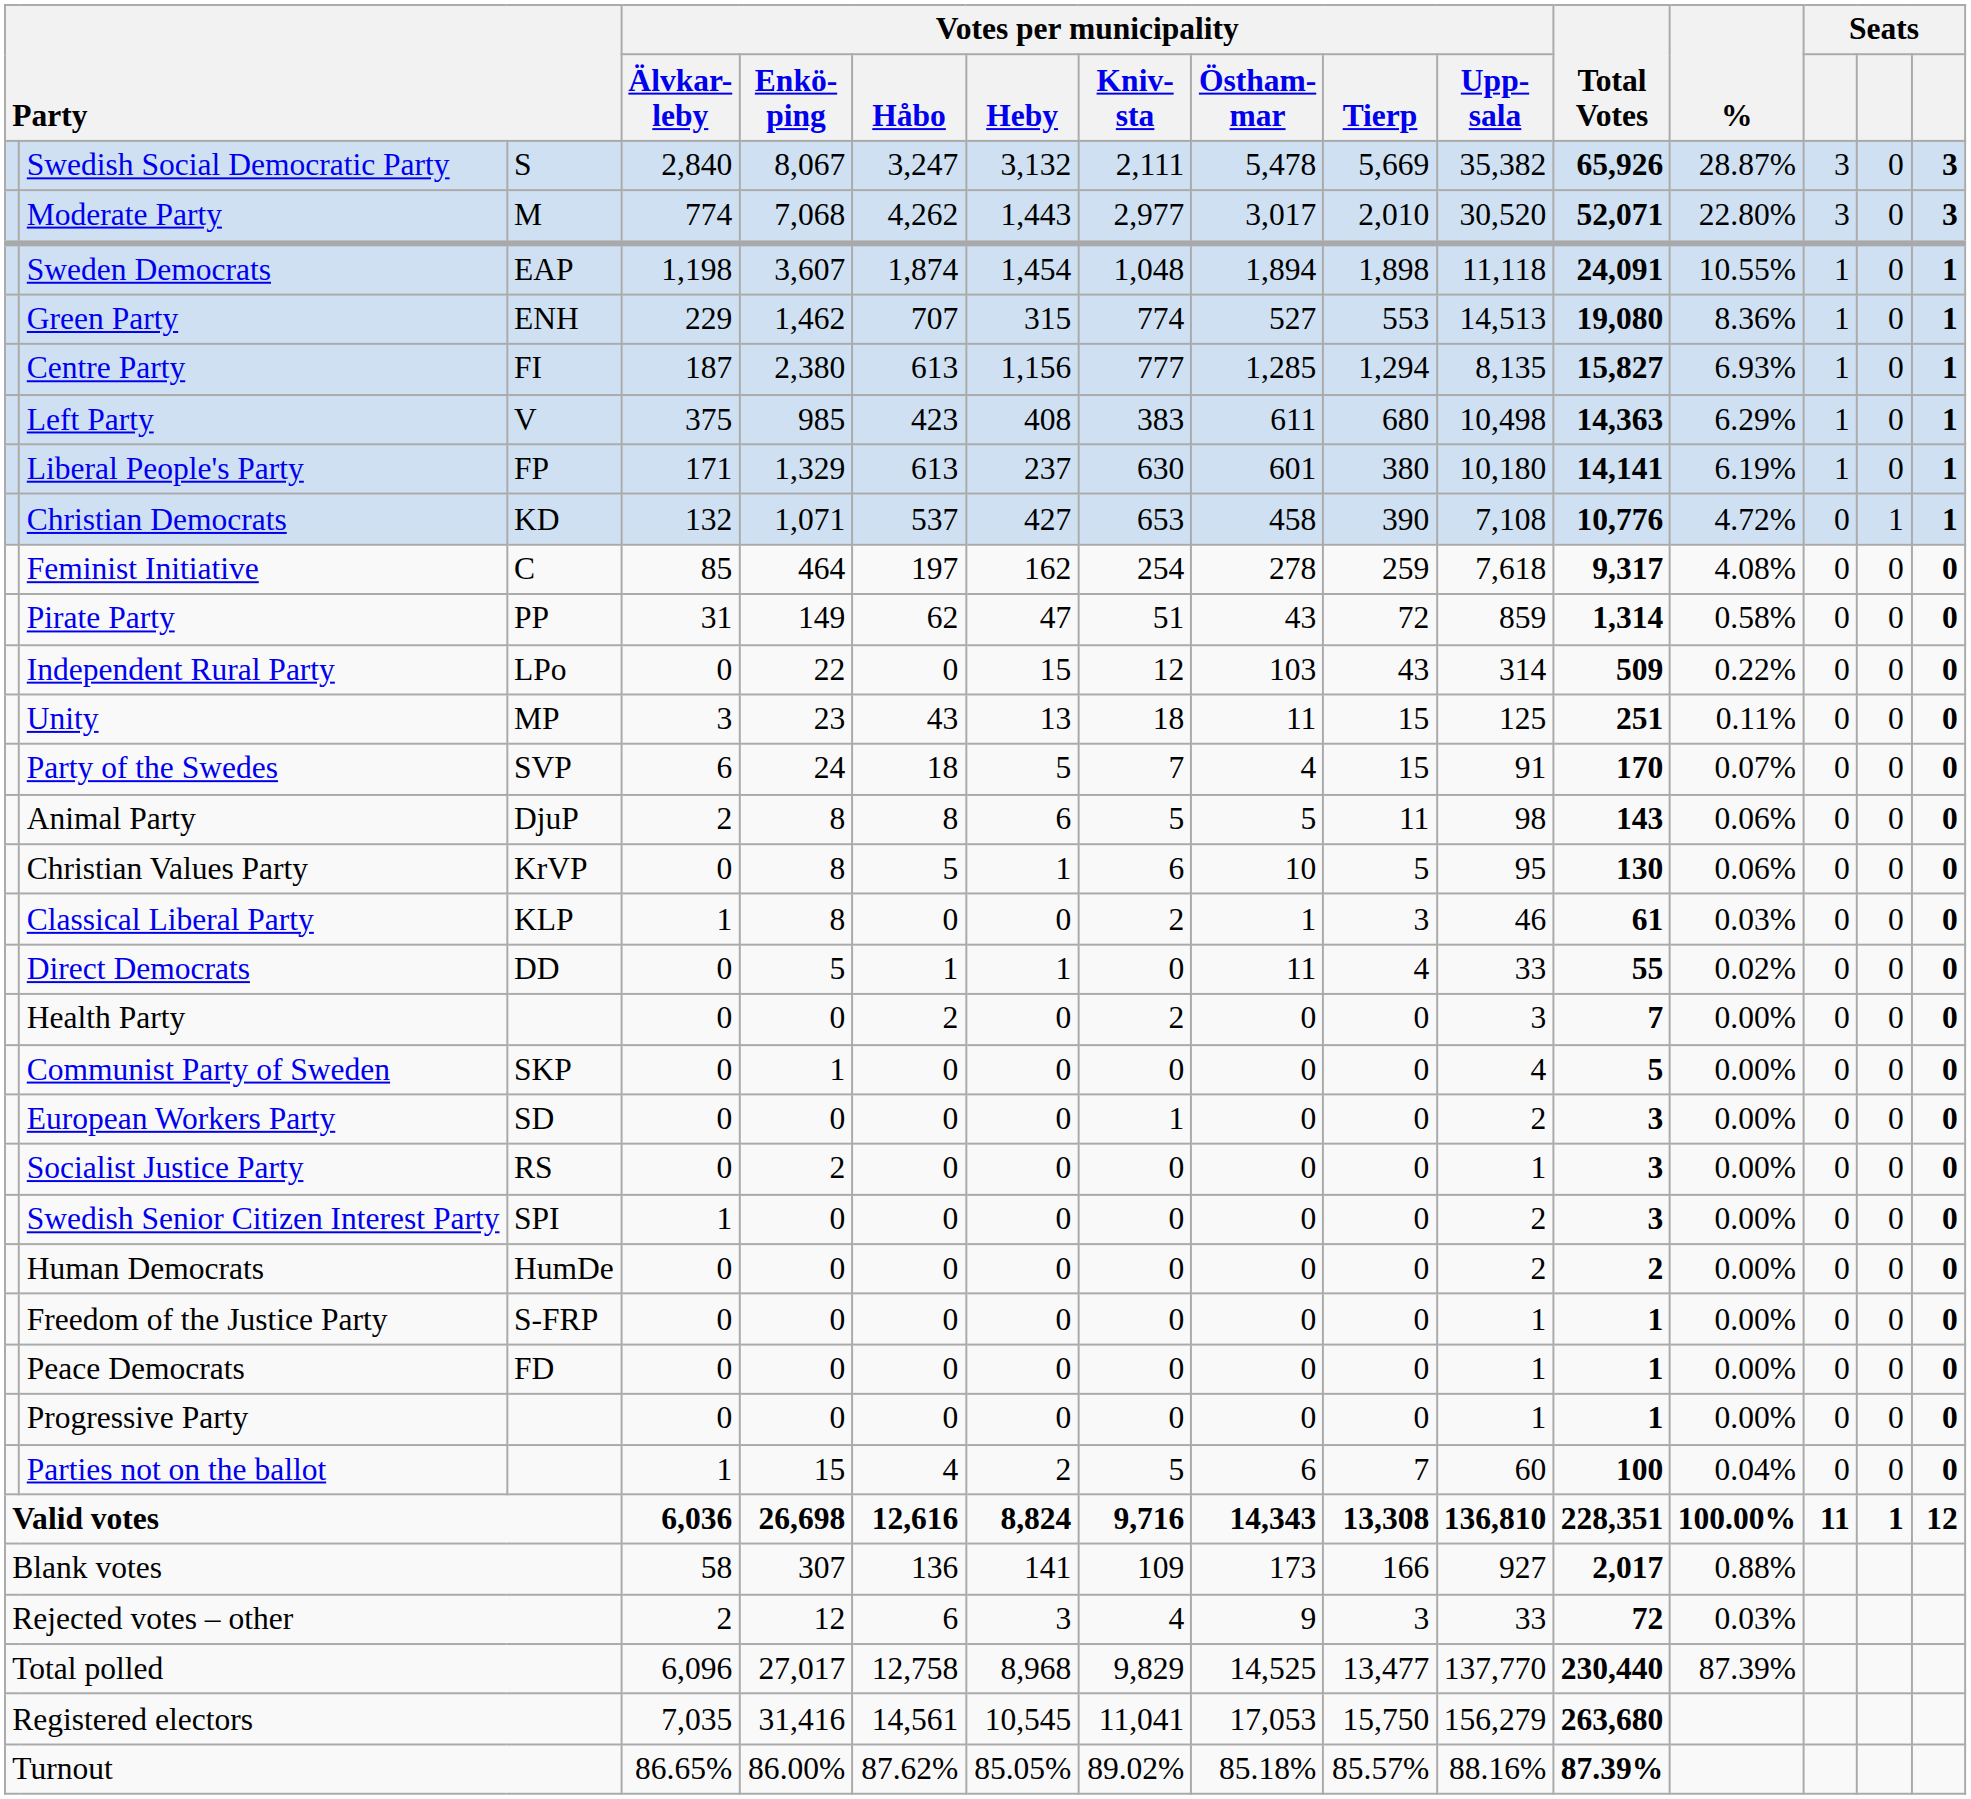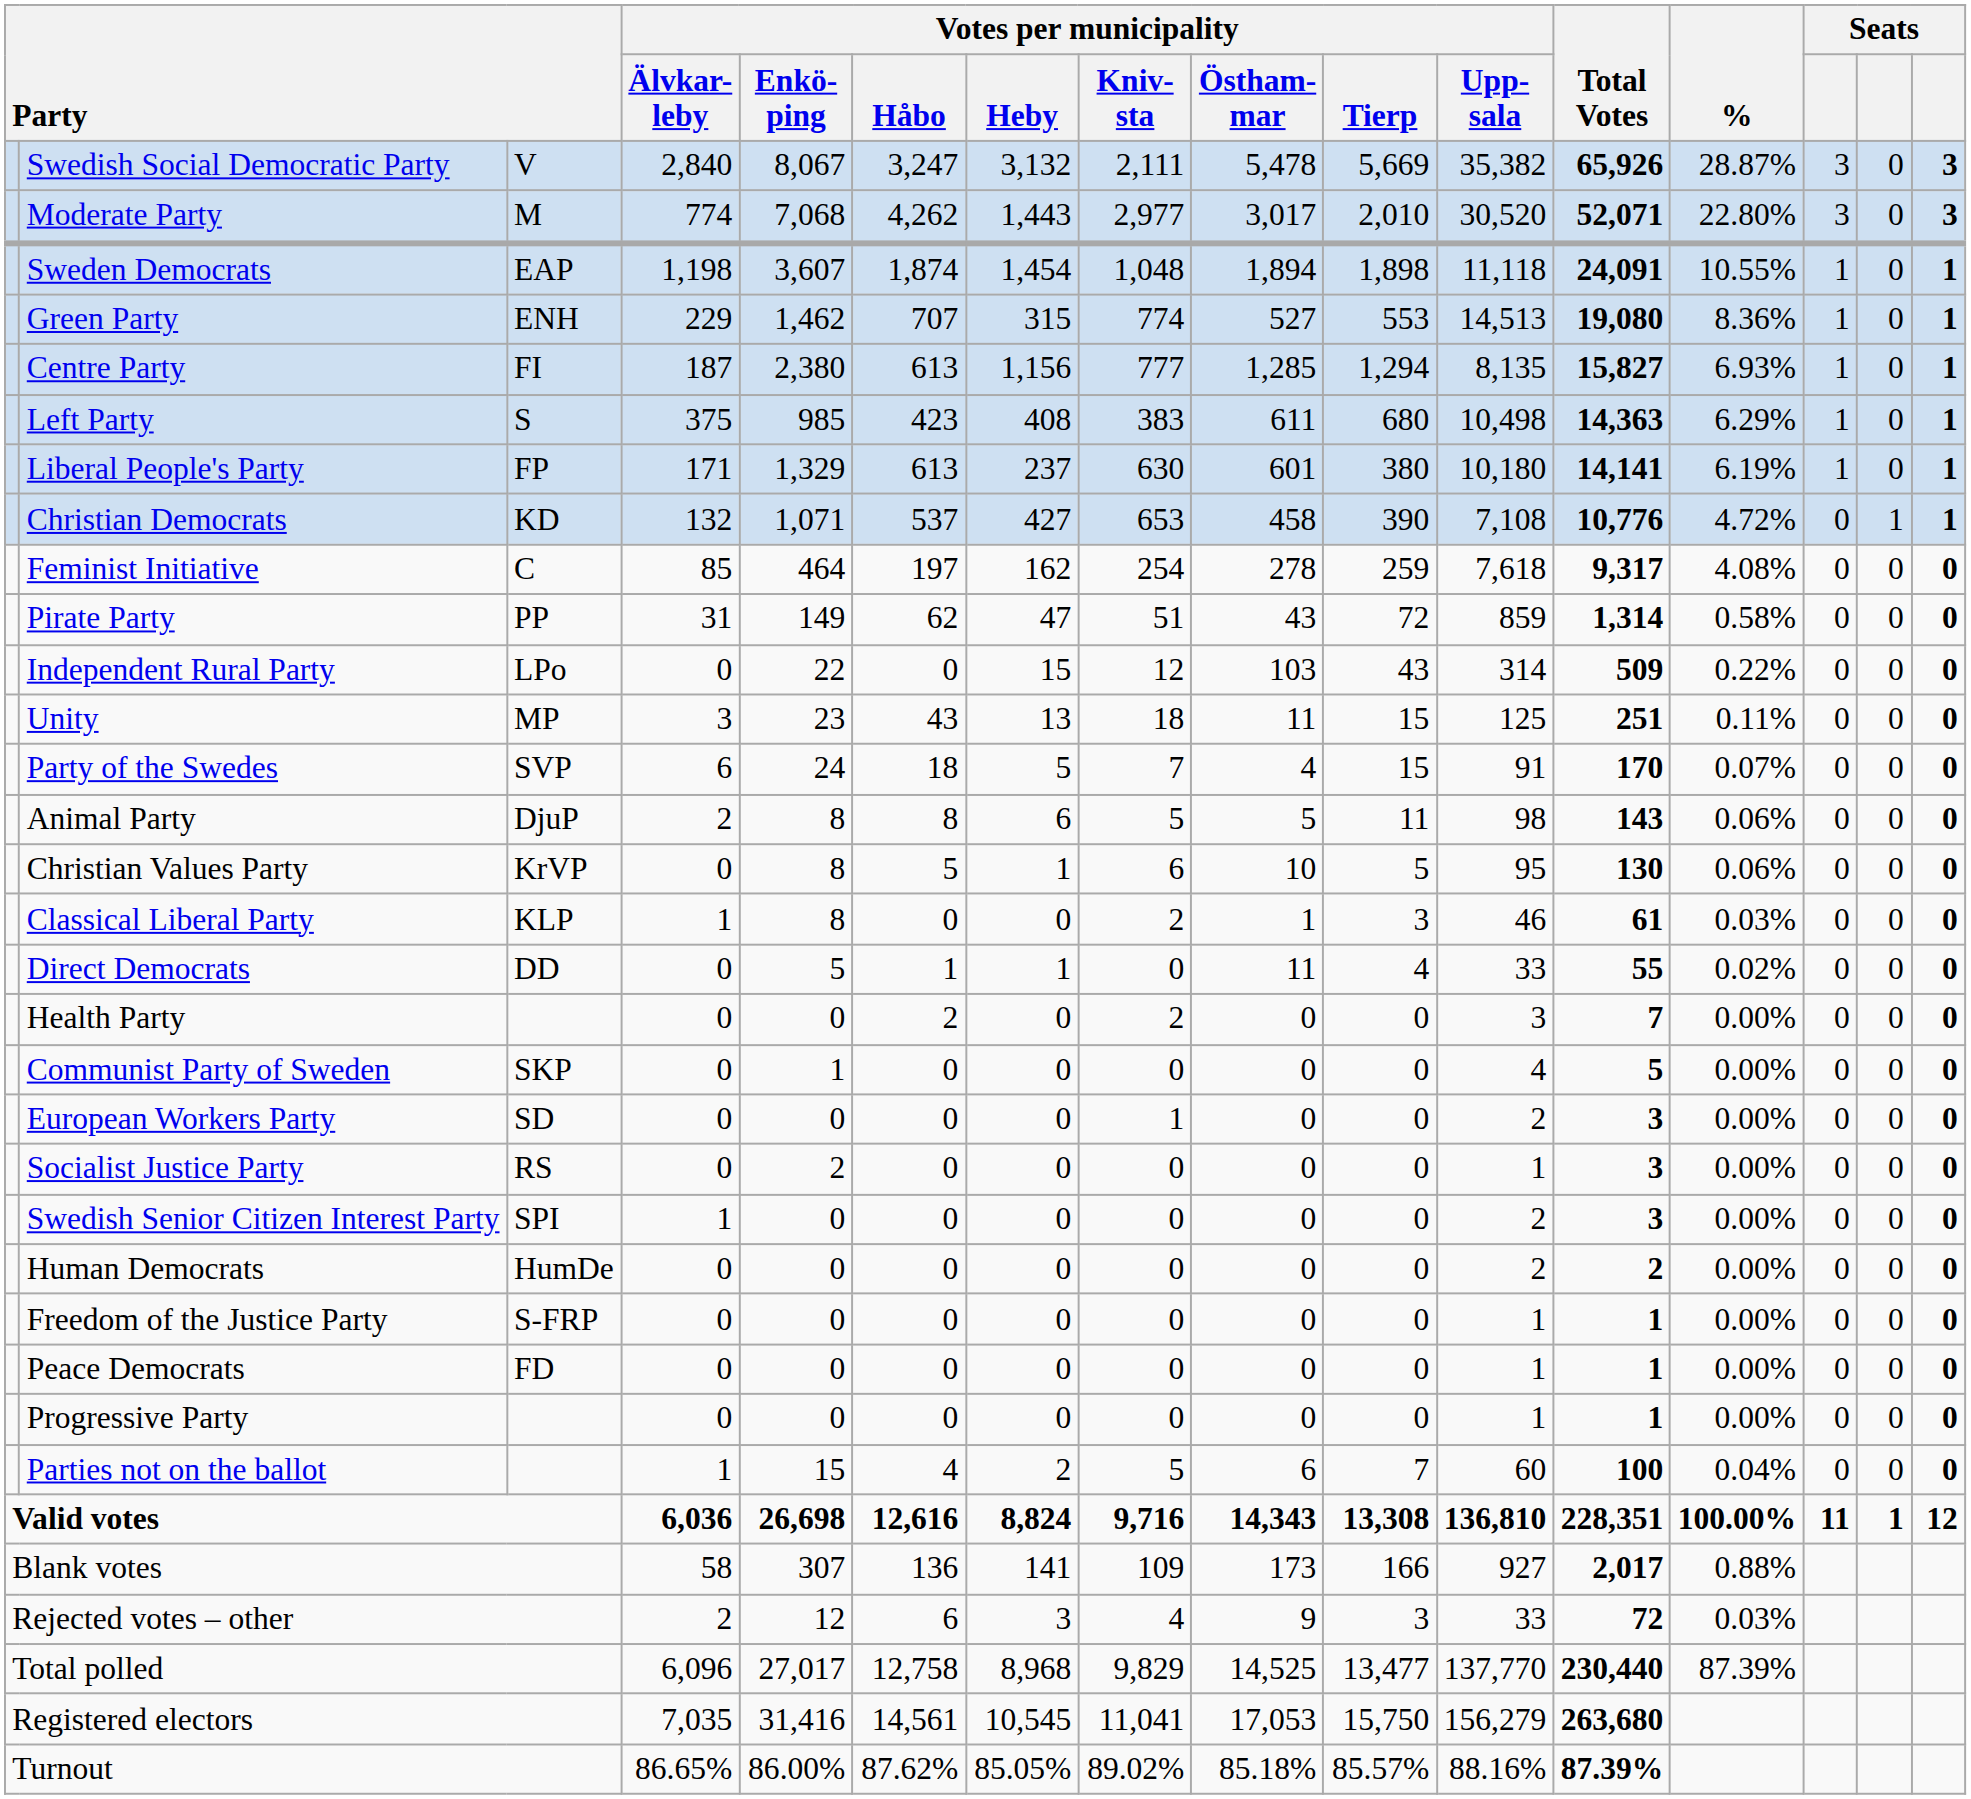(523, 164) S -> (525, 164) V
(525, 418) V -> (523, 418) S
